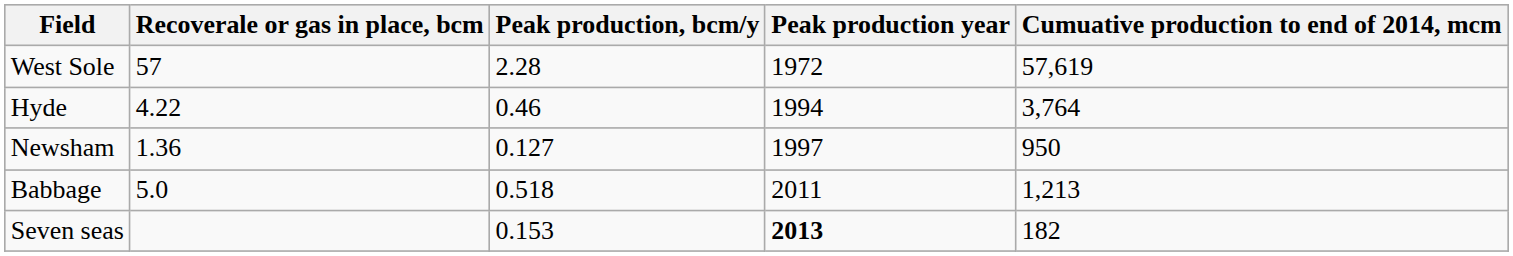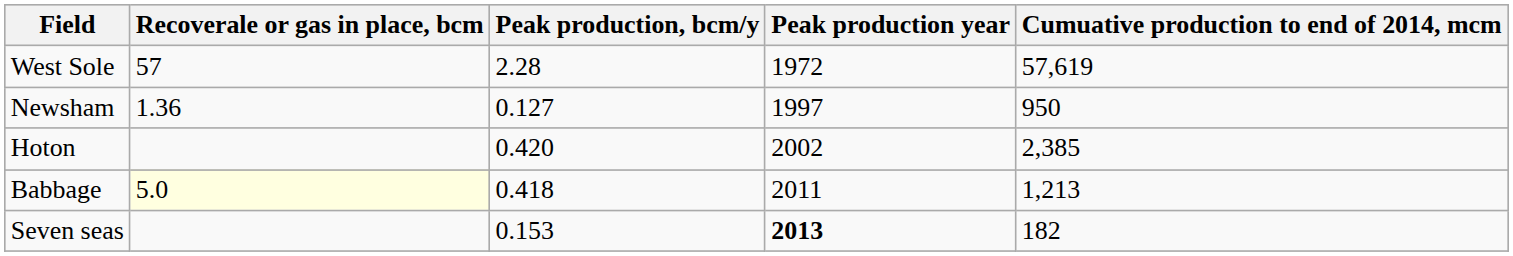- row: (39, 107)
+ row: (43, 148)
(152, 189) no background -> (152, 189) lightyellow background
(525, 189) 0.518 -> (525, 189) 0.418
